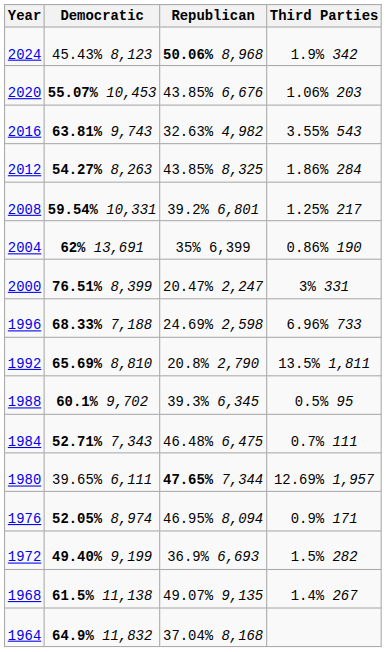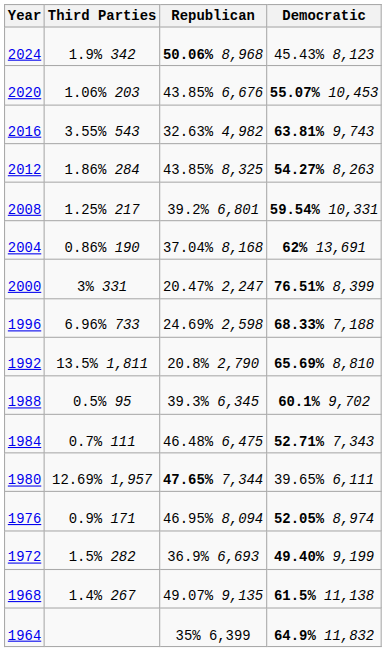columns swapped: (102, 16) <-> (324, 16)
(213, 248) 35% 6,399 -> (213, 248) 37.04% 8,168
(213, 635) 37.04% 8,168 -> (213, 635) 35% 6,399
